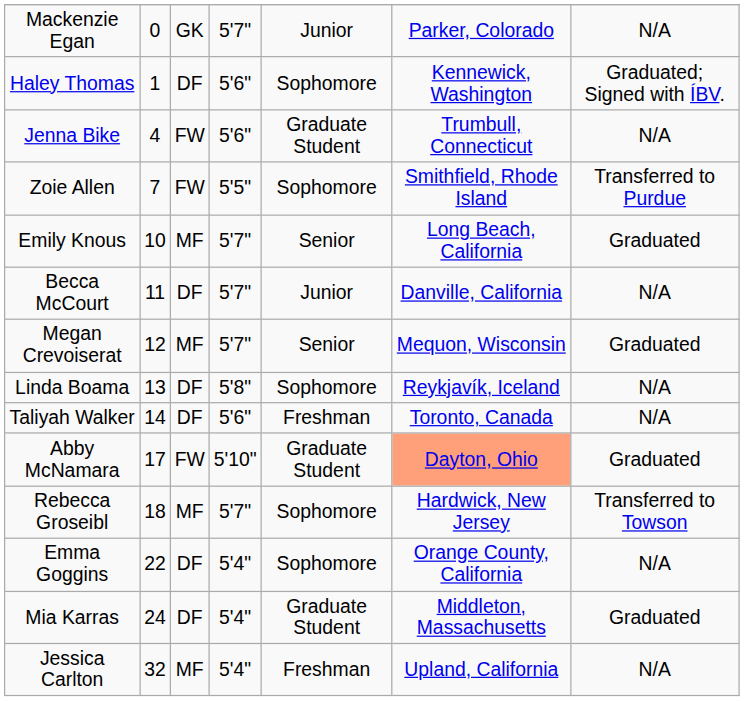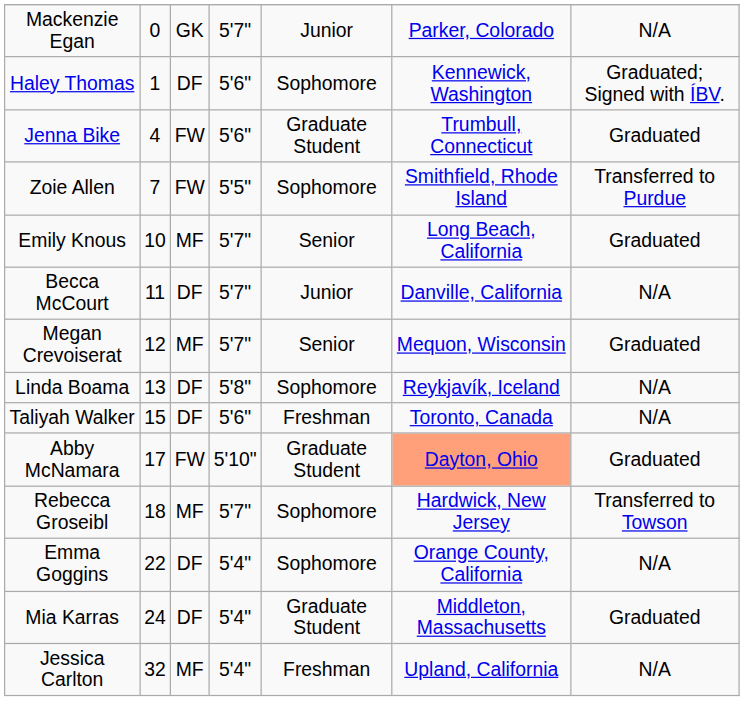(655, 135) N/A -> (655, 135) Graduated
(155, 417) 14 -> (155, 417) 15
